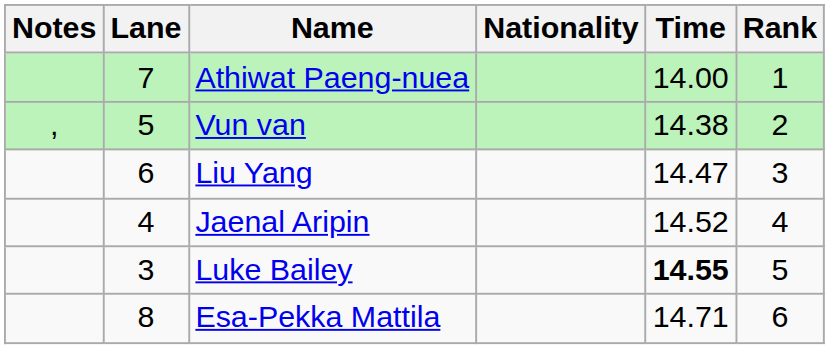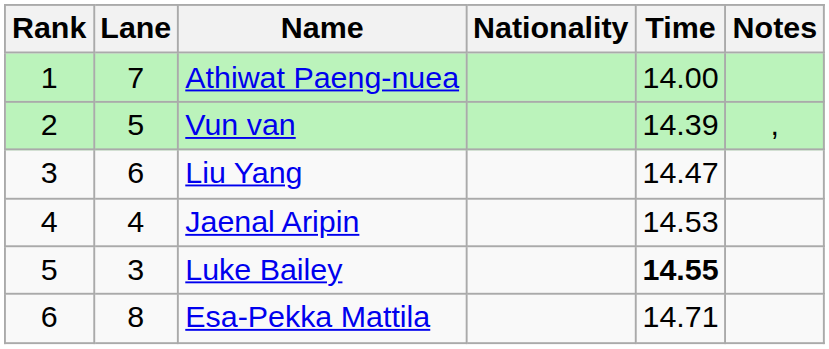columns swapped: (780, 28) <-> (54, 28)
(691, 125) 14.38 -> (681, 125) 14.39
(691, 221) 14.52 -> (681, 221) 14.53
